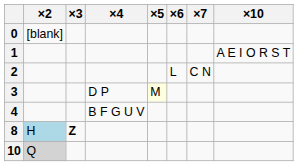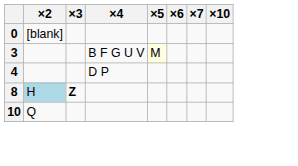- row: (14, 53)
- row: (14, 72)
(99, 92) D P -> (116, 53) B F G U V
(116, 111) B F G U V -> (99, 72) D P
(31, 151) lightgrey background -> (31, 111) no background
